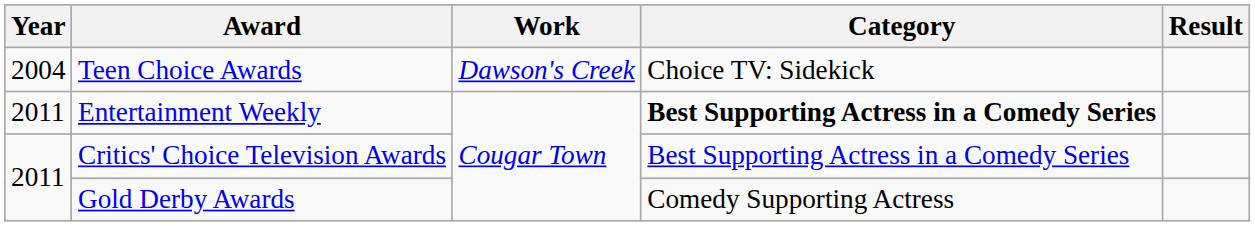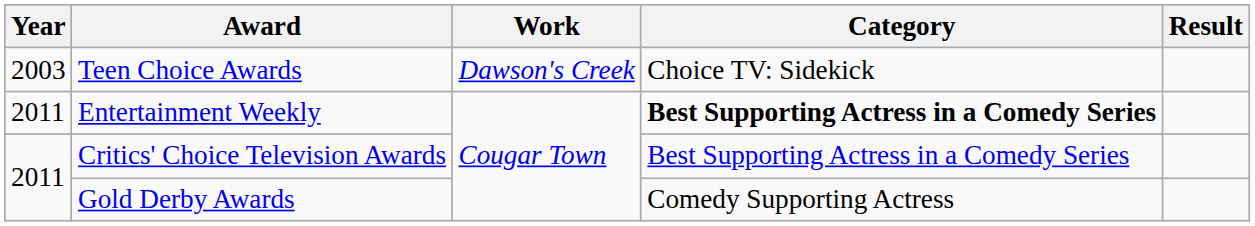(38, 69) 2004 -> (38, 69) 2003
